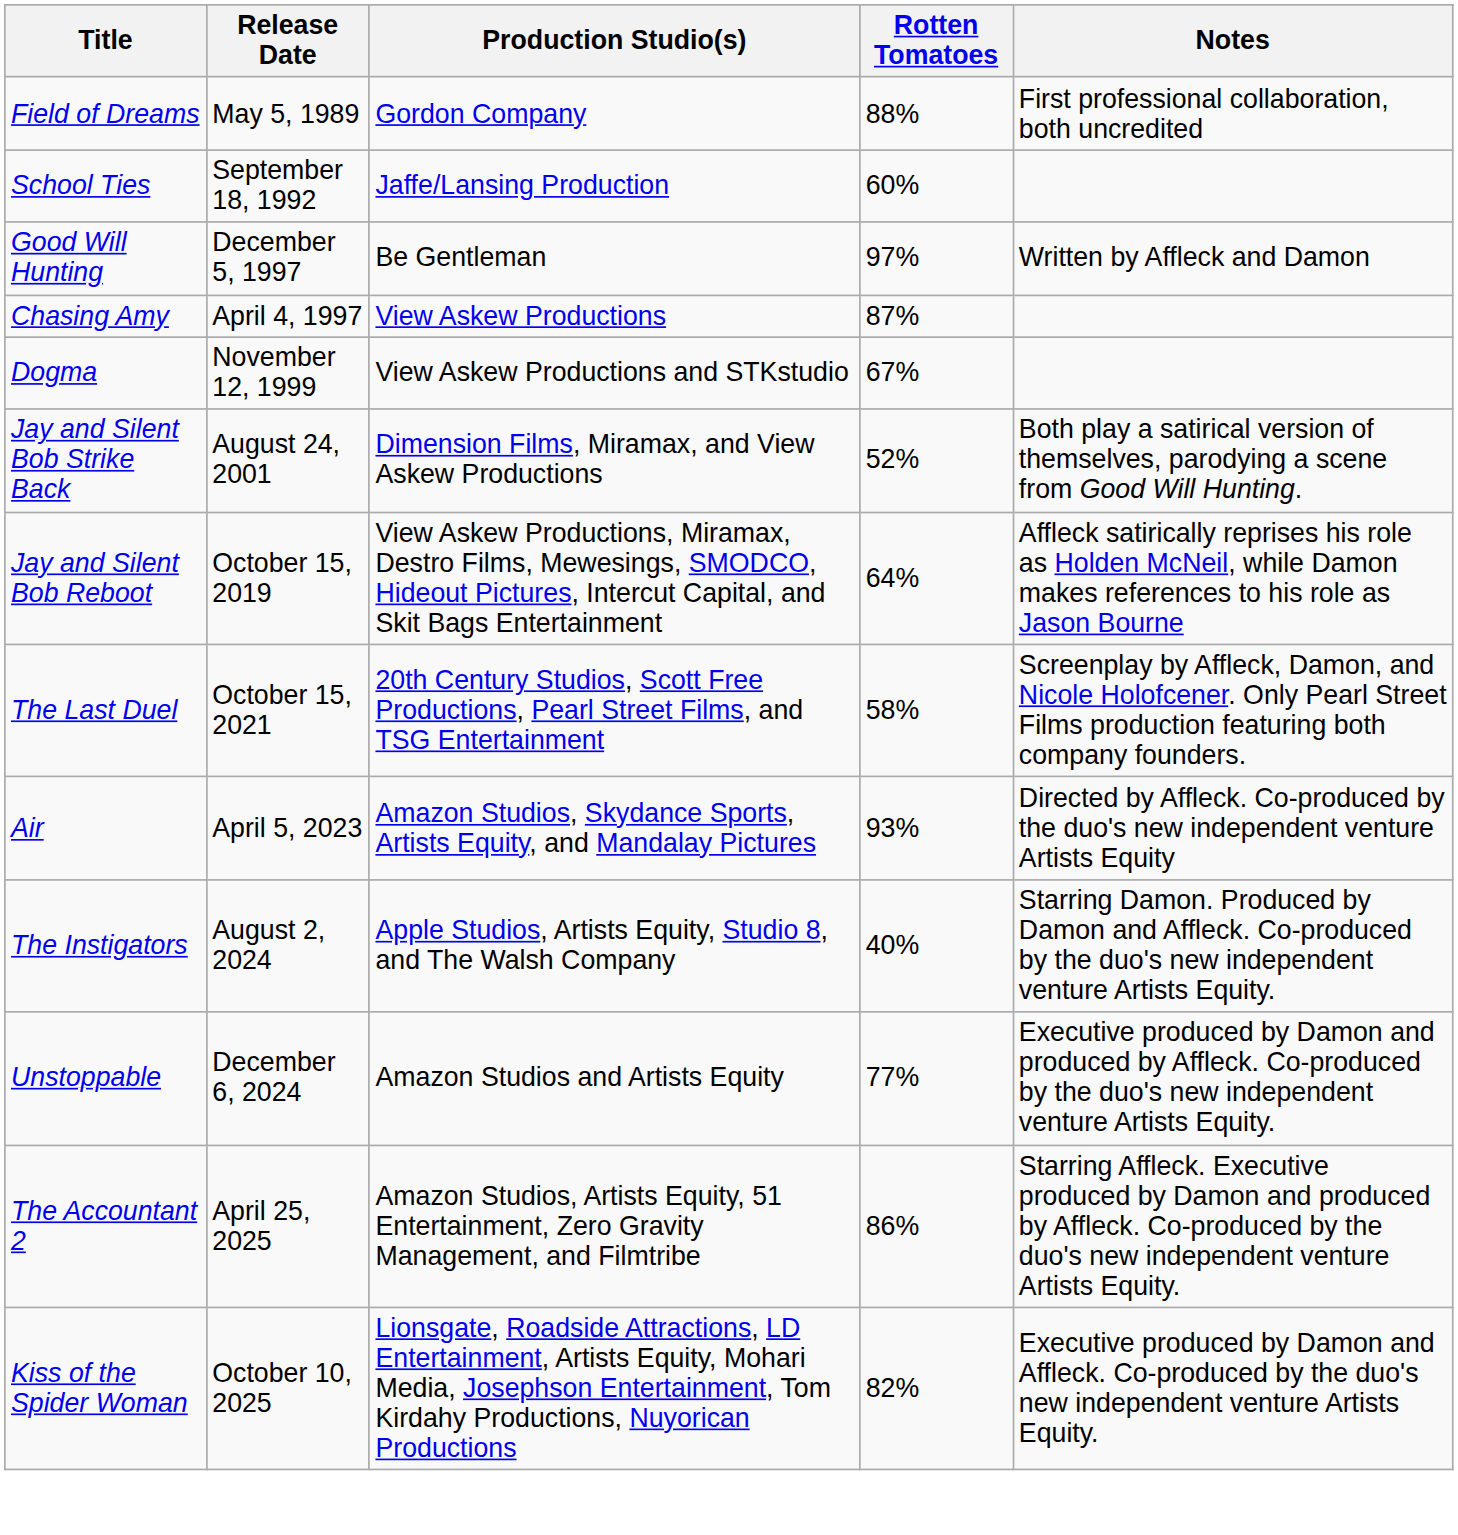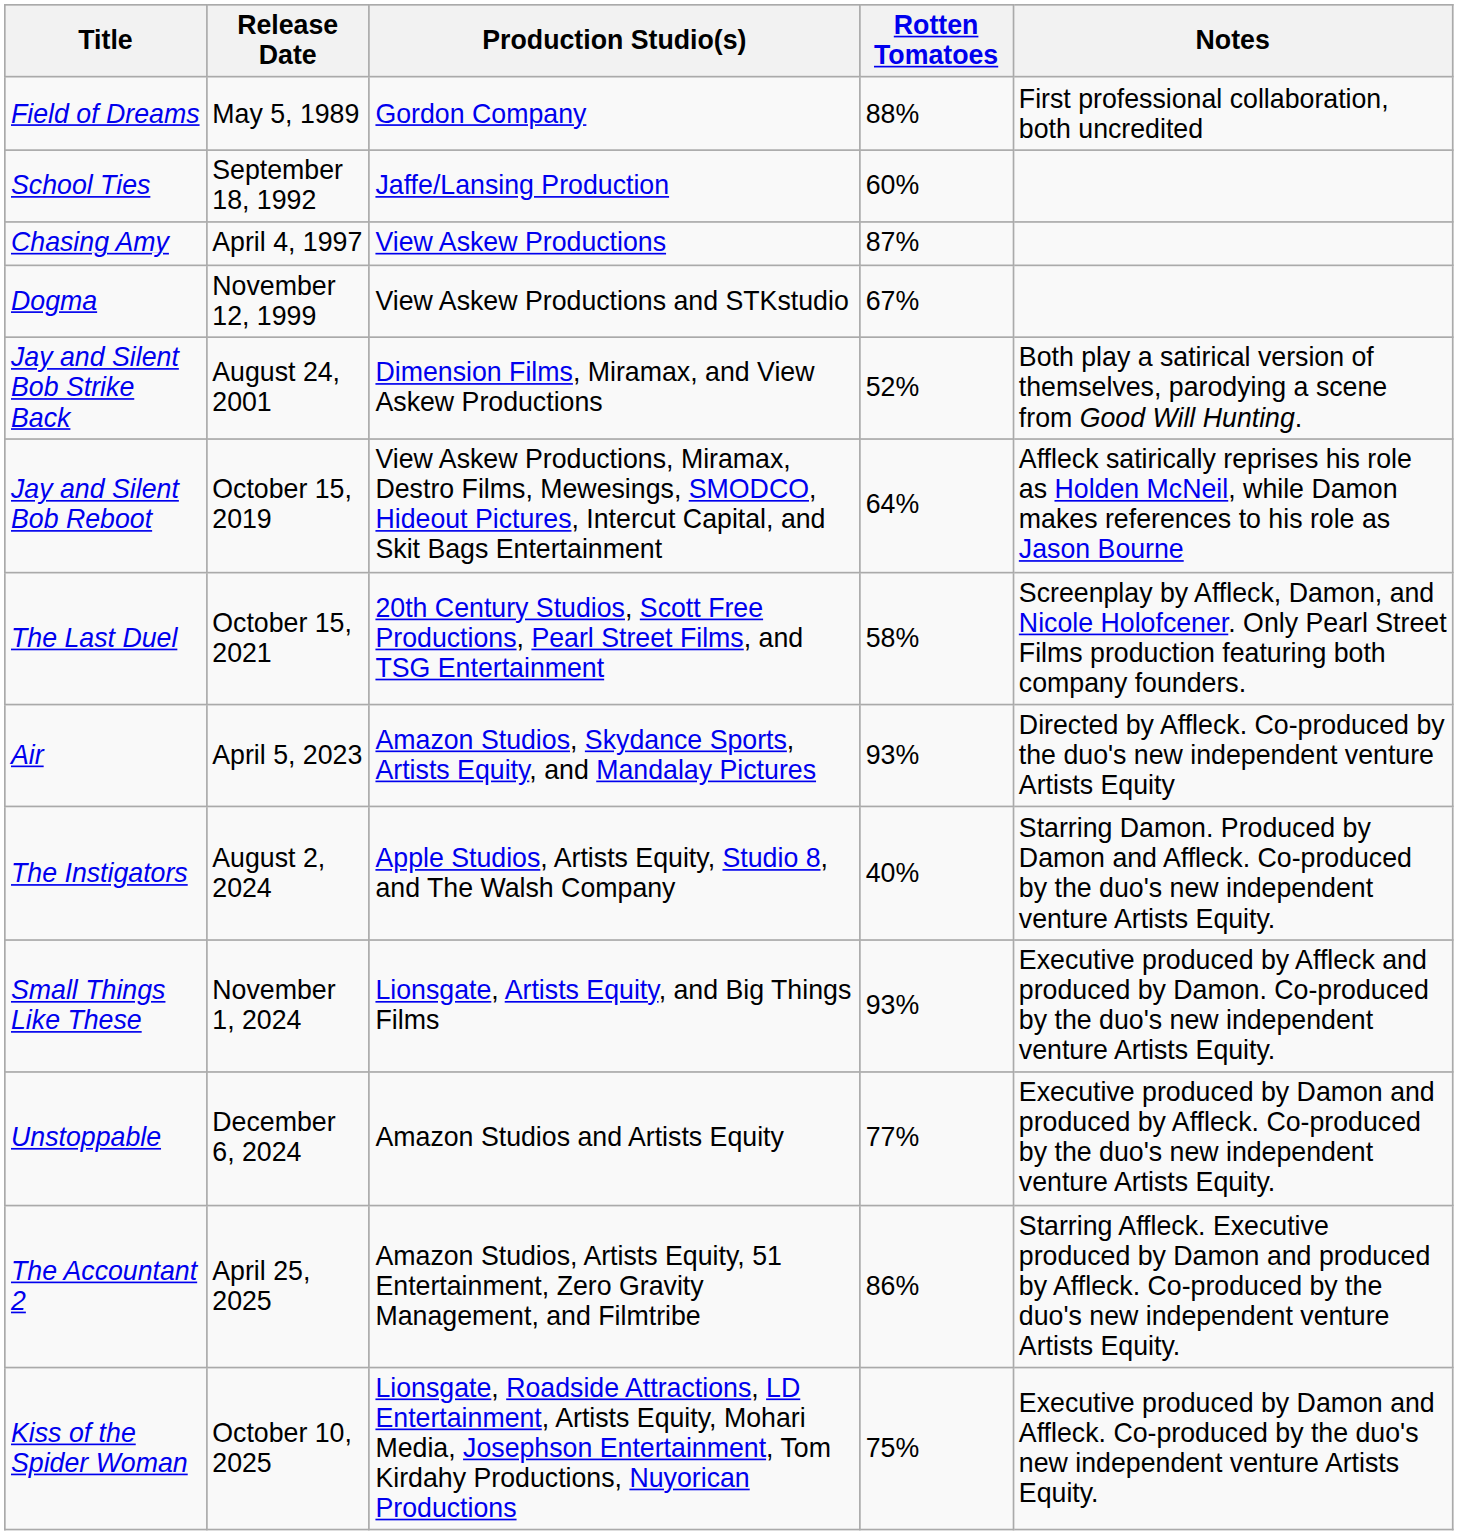- row: (69, 258)
+ row: (88, 1005)
(892, 1388) 82% -> (892, 1448) 75%
